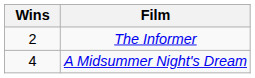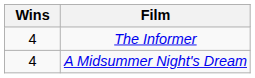(33, 38) 2 -> (33, 38) 4
